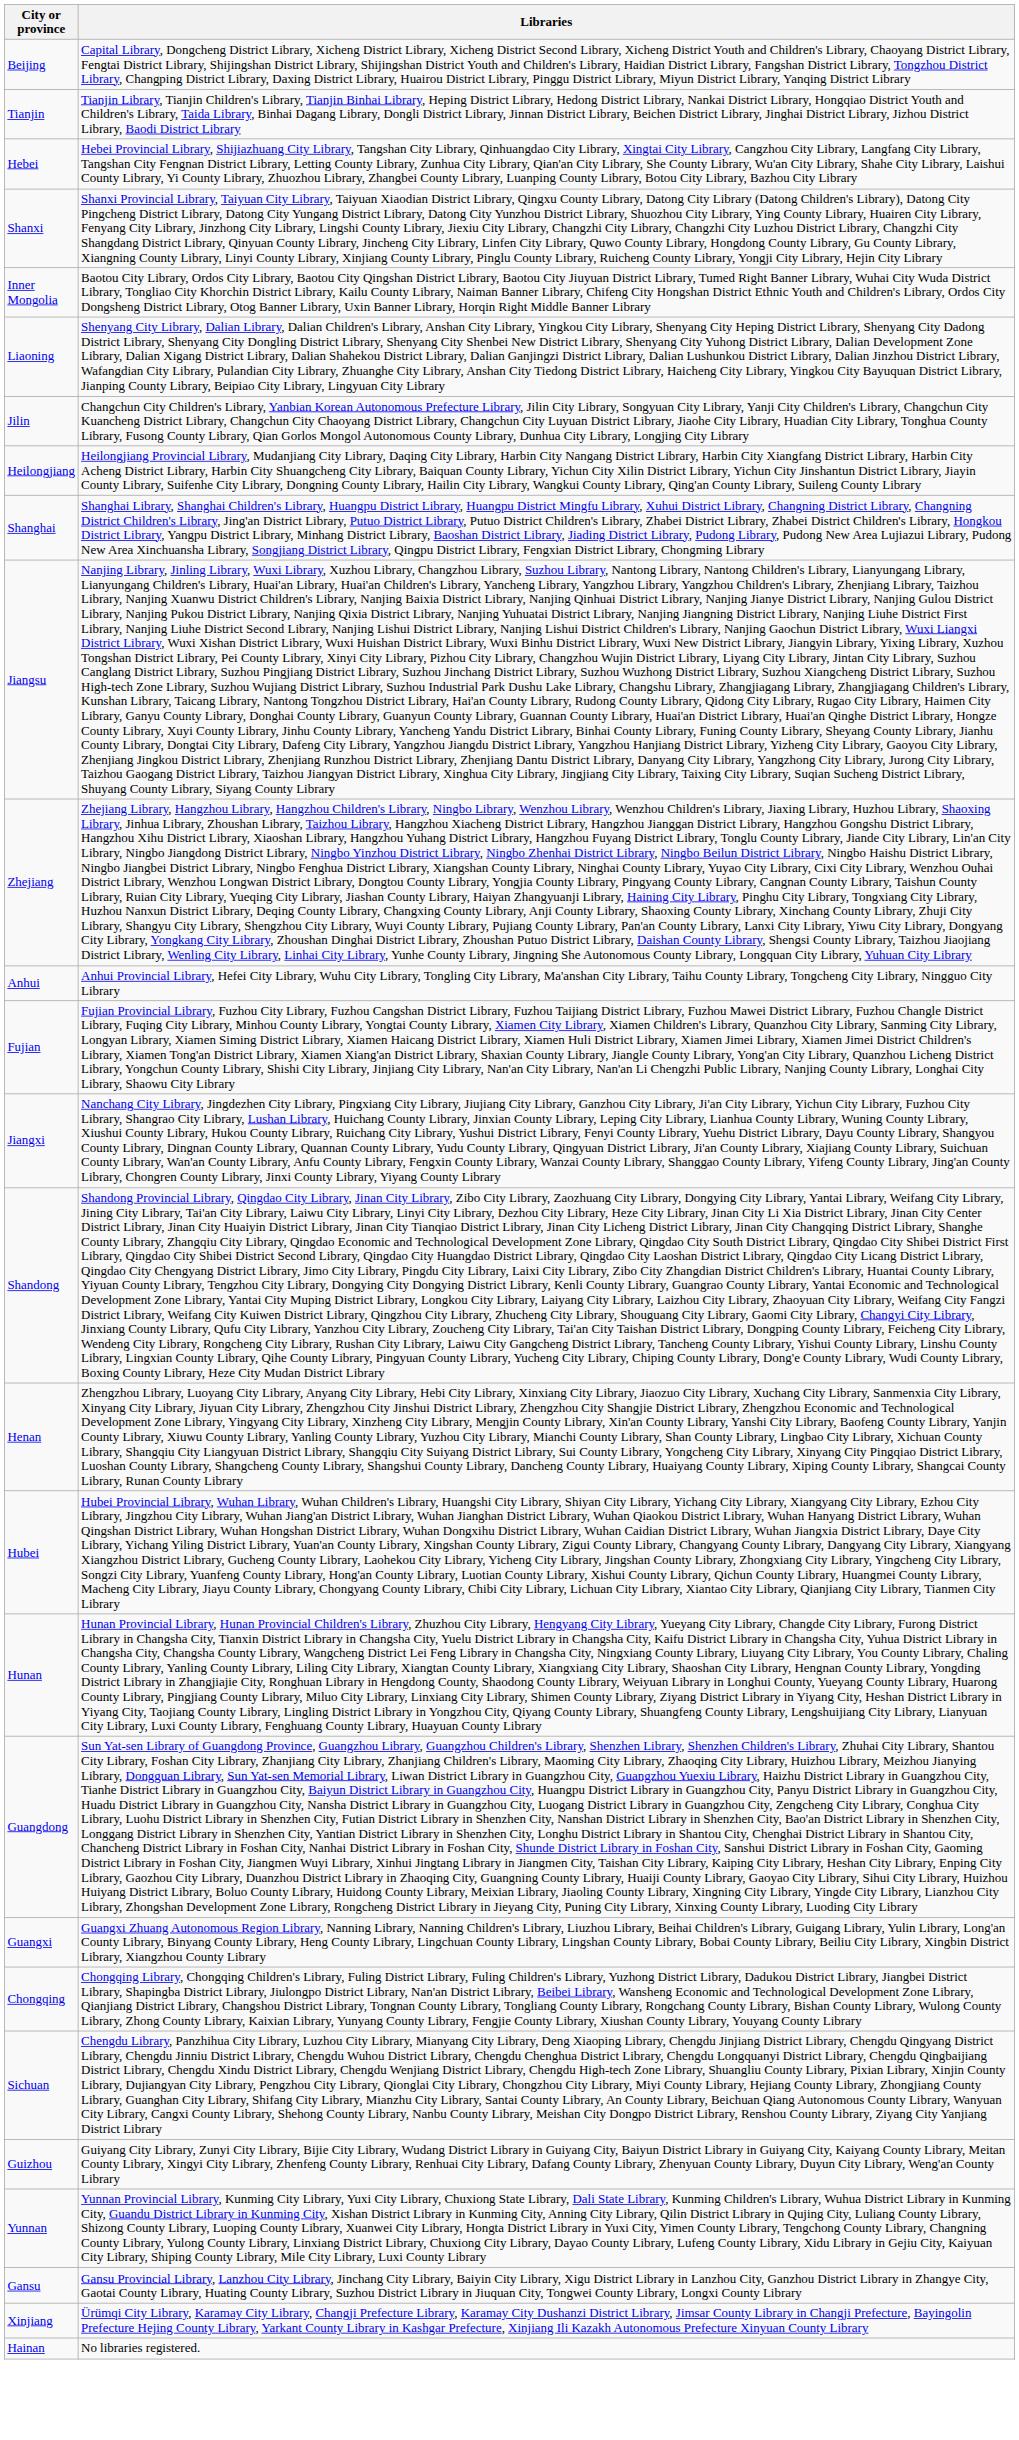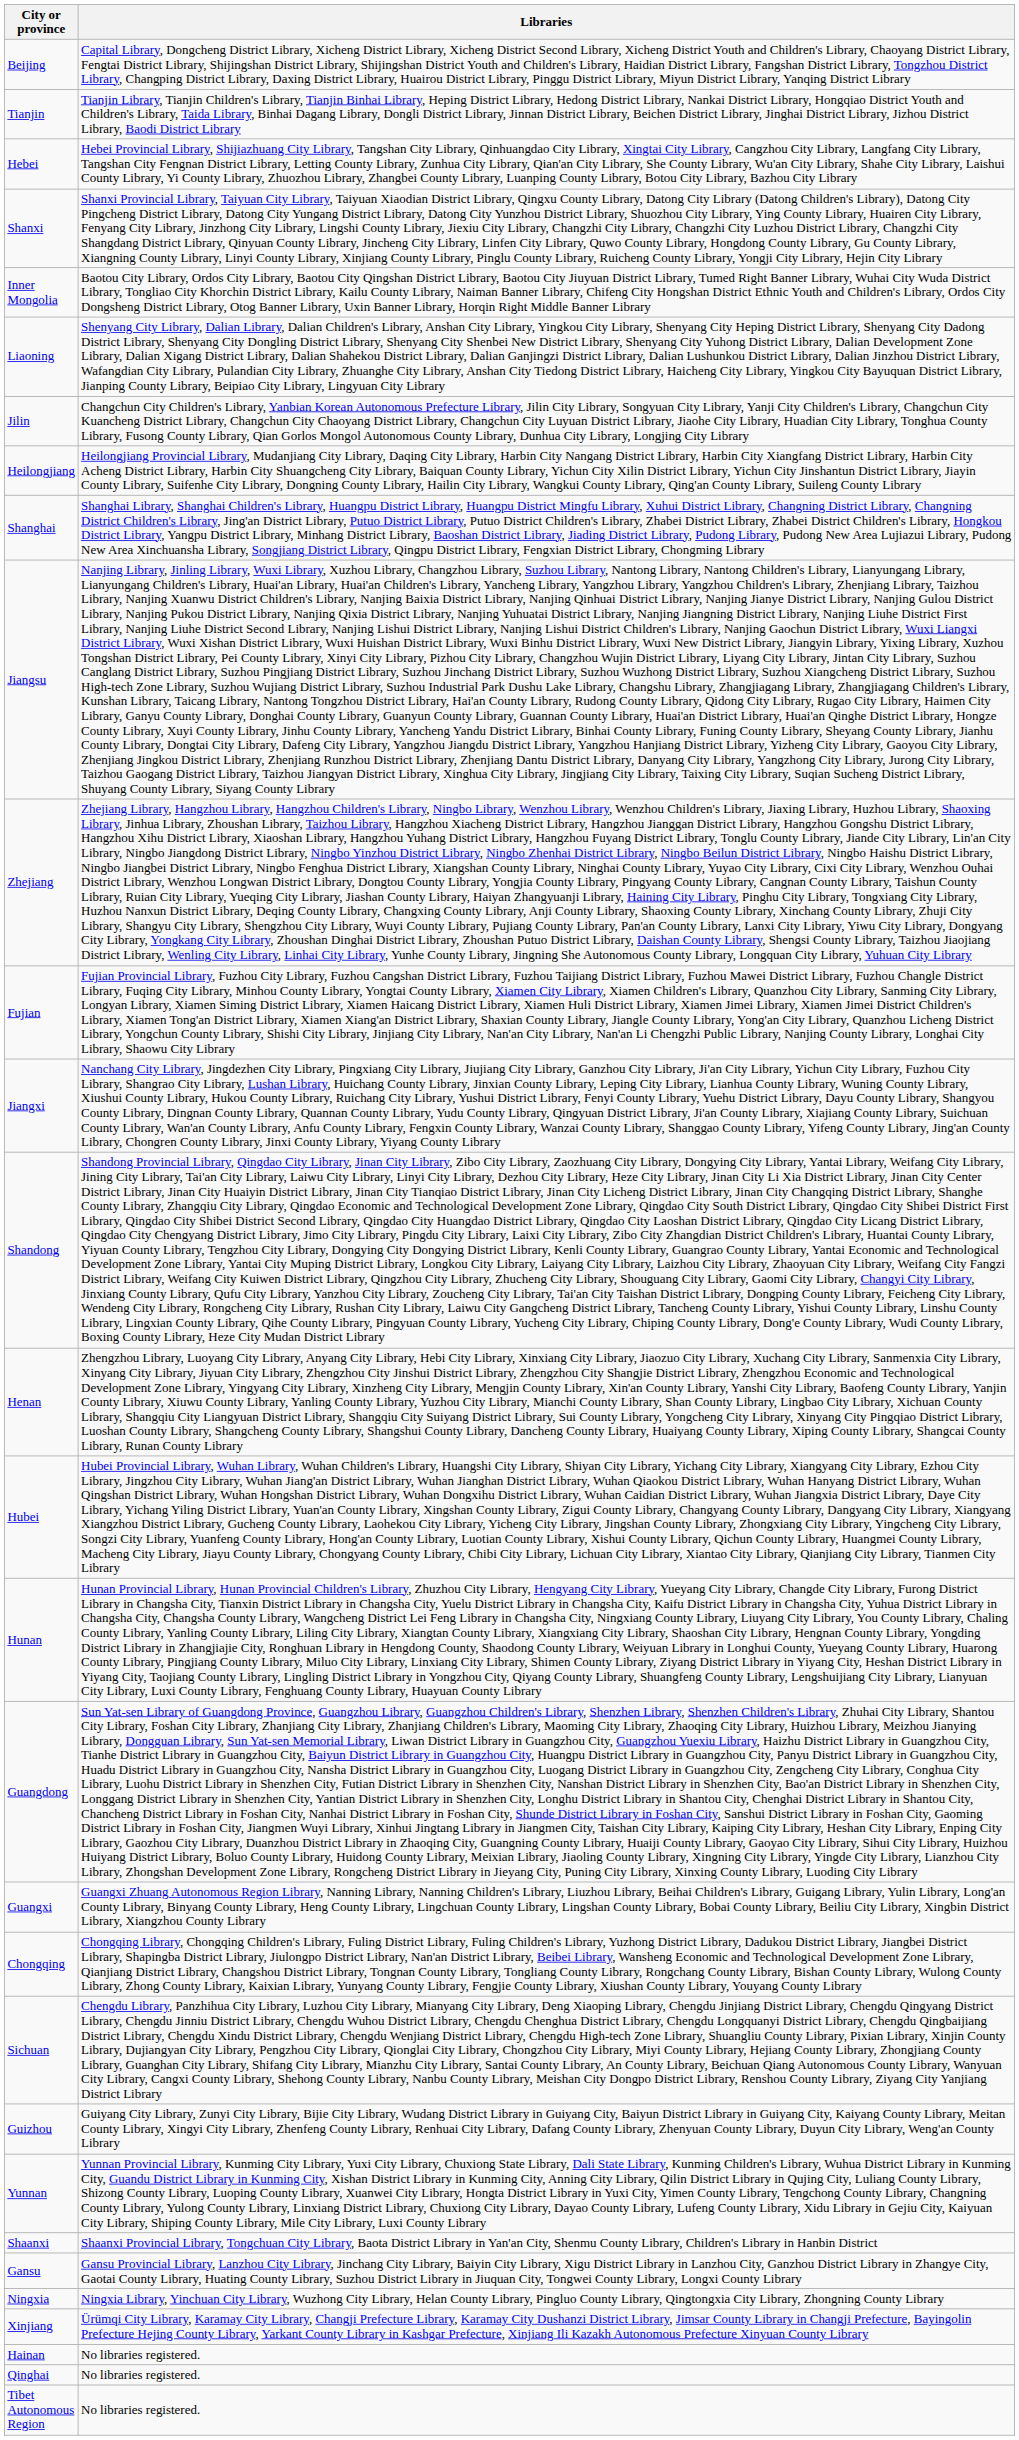- row: (24, 983)
+ row: (28, 2243)
+ row: (28, 2298)
+ row: (28, 2375)
+ row: (41, 2410)
